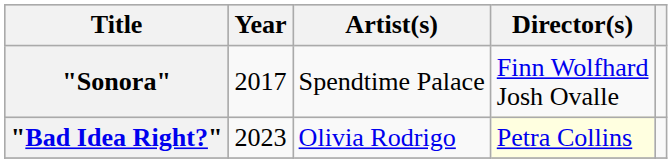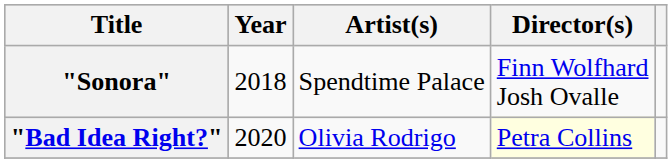(261, 81) 2017 -> (261, 81) 2018
(261, 137) 2023 -> (261, 137) 2020
